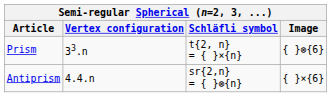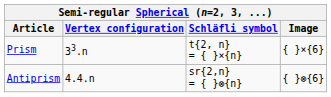(303, 50) { }⊗{6} -> (303, 50) { }×{6}
(303, 78) { }×{6} -> (303, 78) { }⊗{6}
